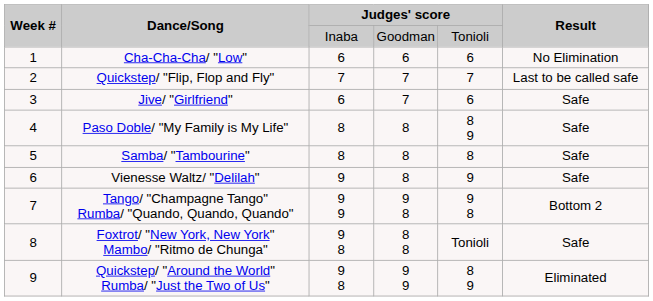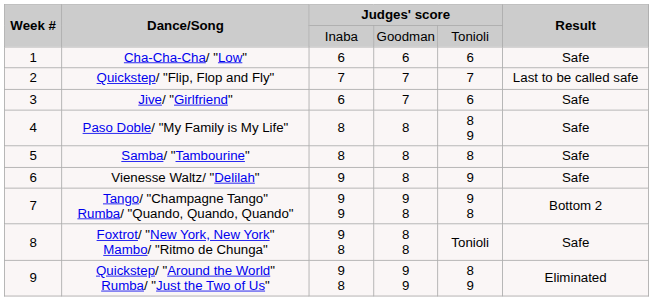(576, 57) No Elimination -> (576, 57) Safe
